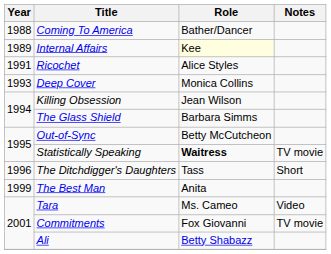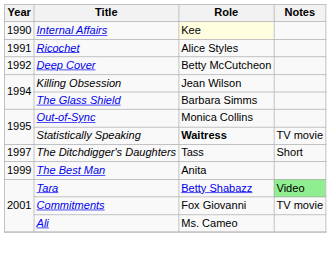- row: (85, 30)
(19, 48) 1989 -> (19, 30) 1990
(19, 83) 1993 -> (19, 65) 1992
(217, 83) Monica Collins -> (226, 65) Betty McCutcheon
(226, 135) Betty McCutcheon -> (217, 118) Monica Collins
(19, 170) 1996 -> (19, 153) 1997
(209, 205) Ms. Cameo -> (217, 188) Betty Shabazz
(291, 205) no background -> (291, 188) lightgreen background
(217, 240) Betty Shabazz -> (209, 223) Ms. Cameo
